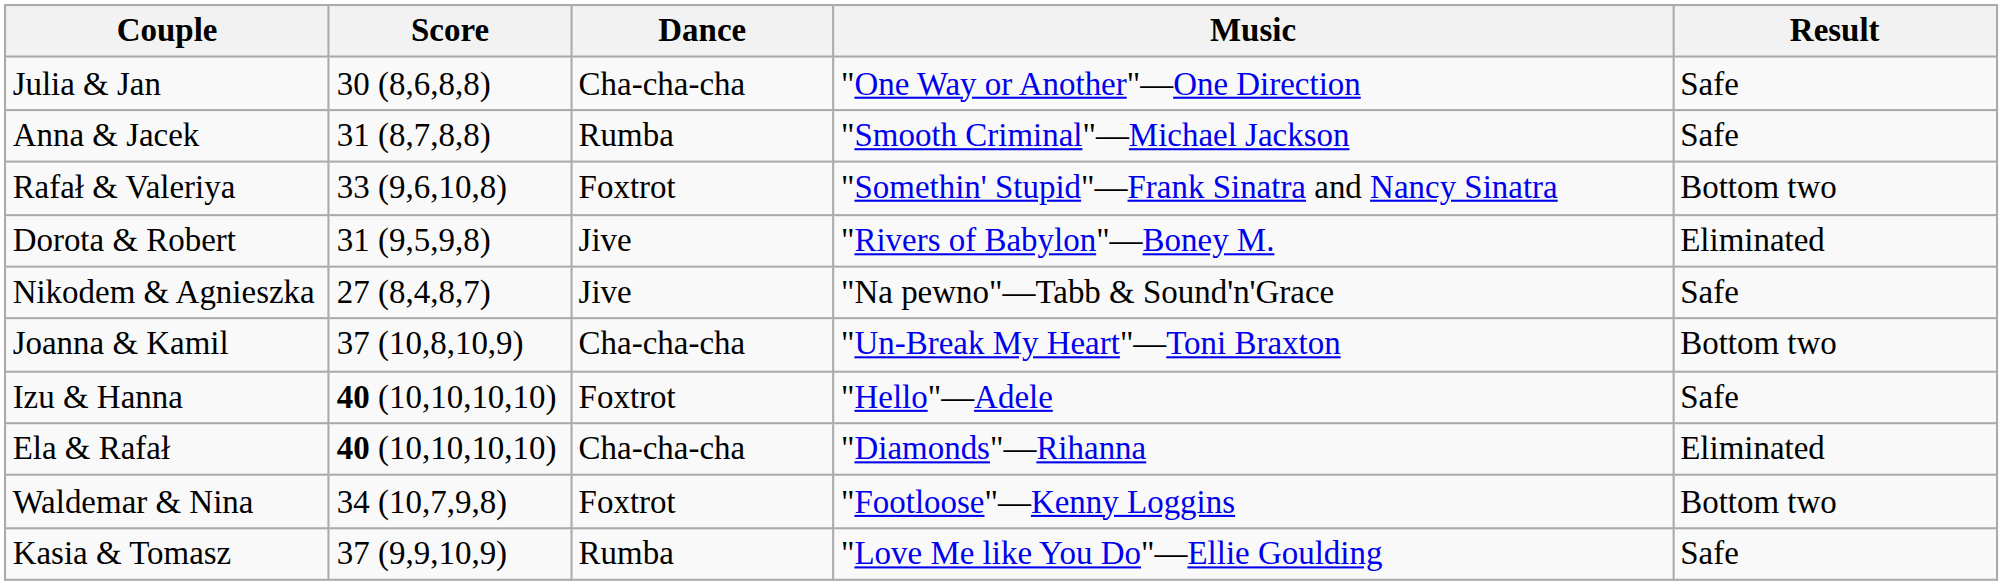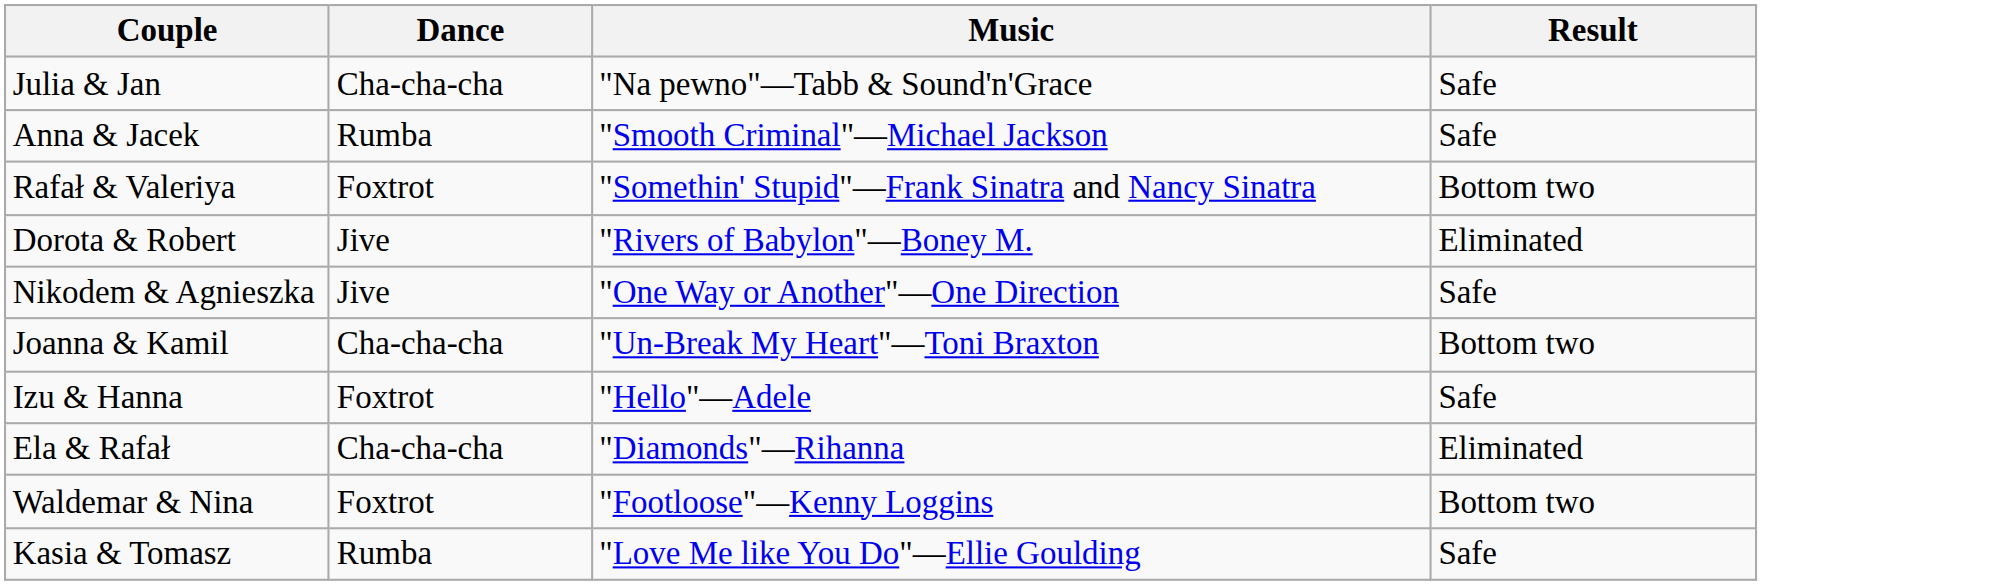- column: (450, 30)
(1101, 82) "One Way or Another"—One Direction -> (846, 82) "Na pewno"—Tabb & Sound'n'Grace
(1088, 291) "Na pewno"—Tabb & Sound'n'Grace -> (859, 291) "One Way or Another"—One Direction
